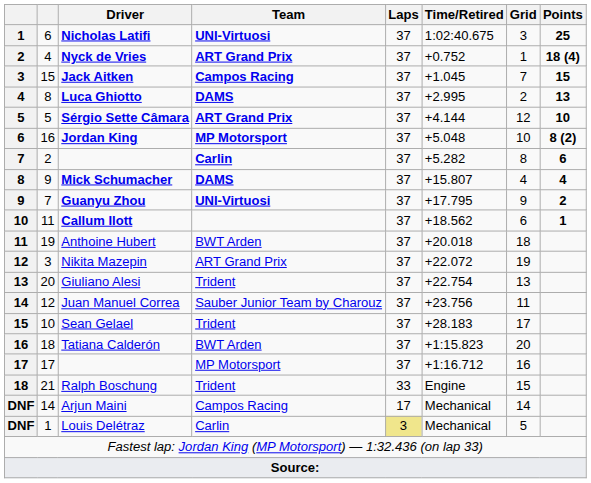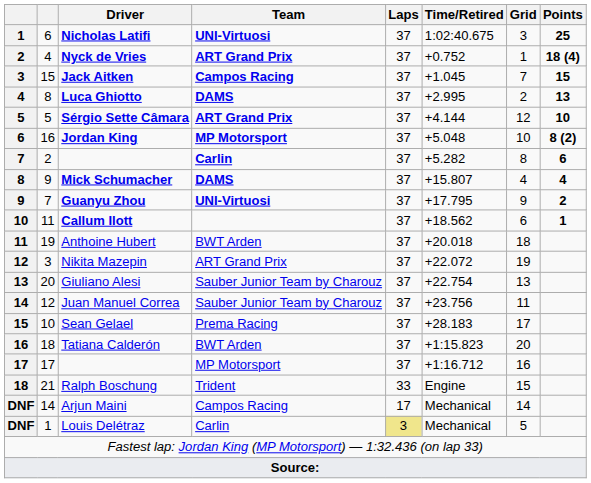(215, 282) Trident -> (289, 282) Sauber Junior Team by Charouz
(215, 323) Trident -> (236, 323) Prema Racing
